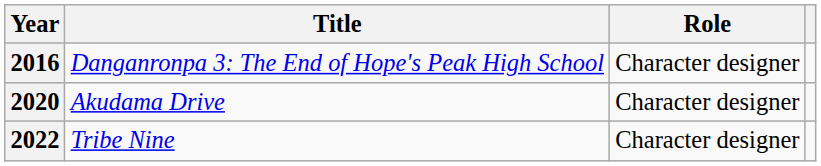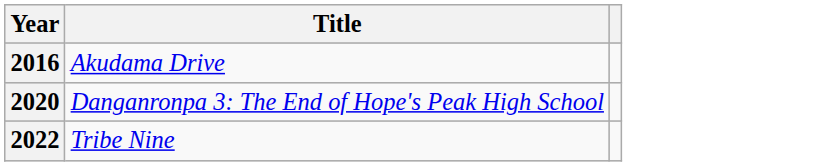- column: (707, 23)
(337, 62) Danganronpa 3: The End of Hope's Peak High School -> (148, 62) Akudama Drive
(148, 101) Akudama Drive -> (337, 101) Danganronpa 3: The End of Hope's Peak High School
